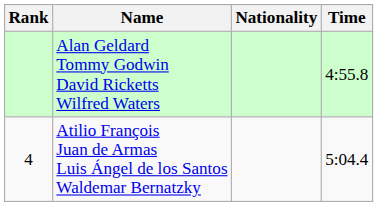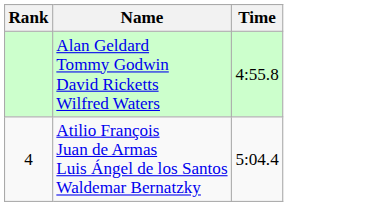- column: (276, 18)
